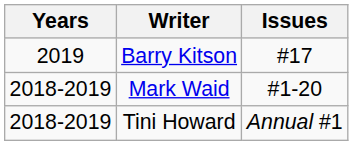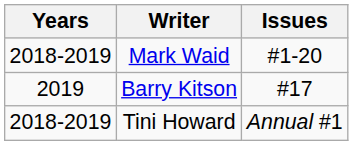rows swapped: (179, 88) <-> (179, 55)
